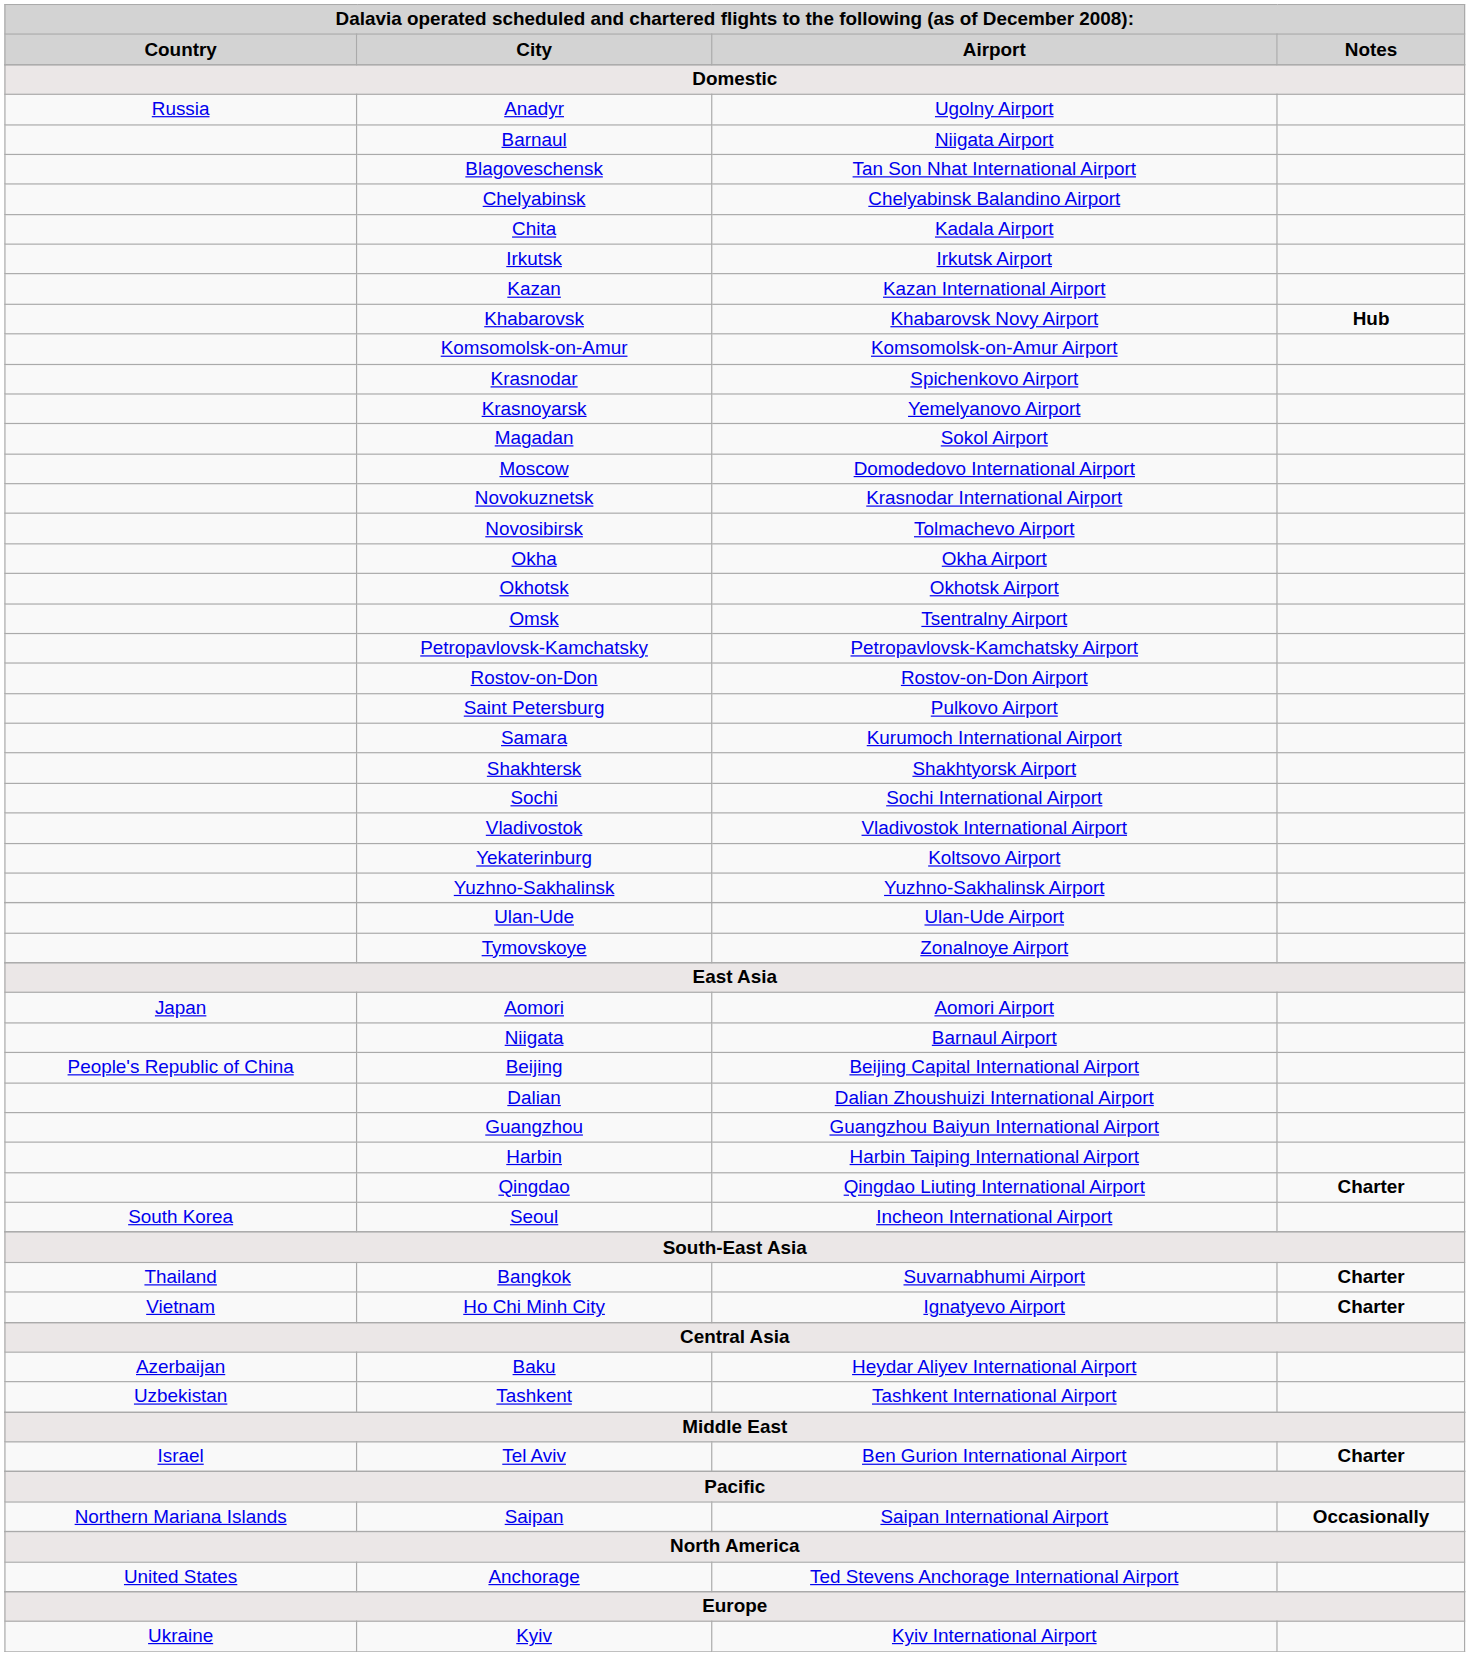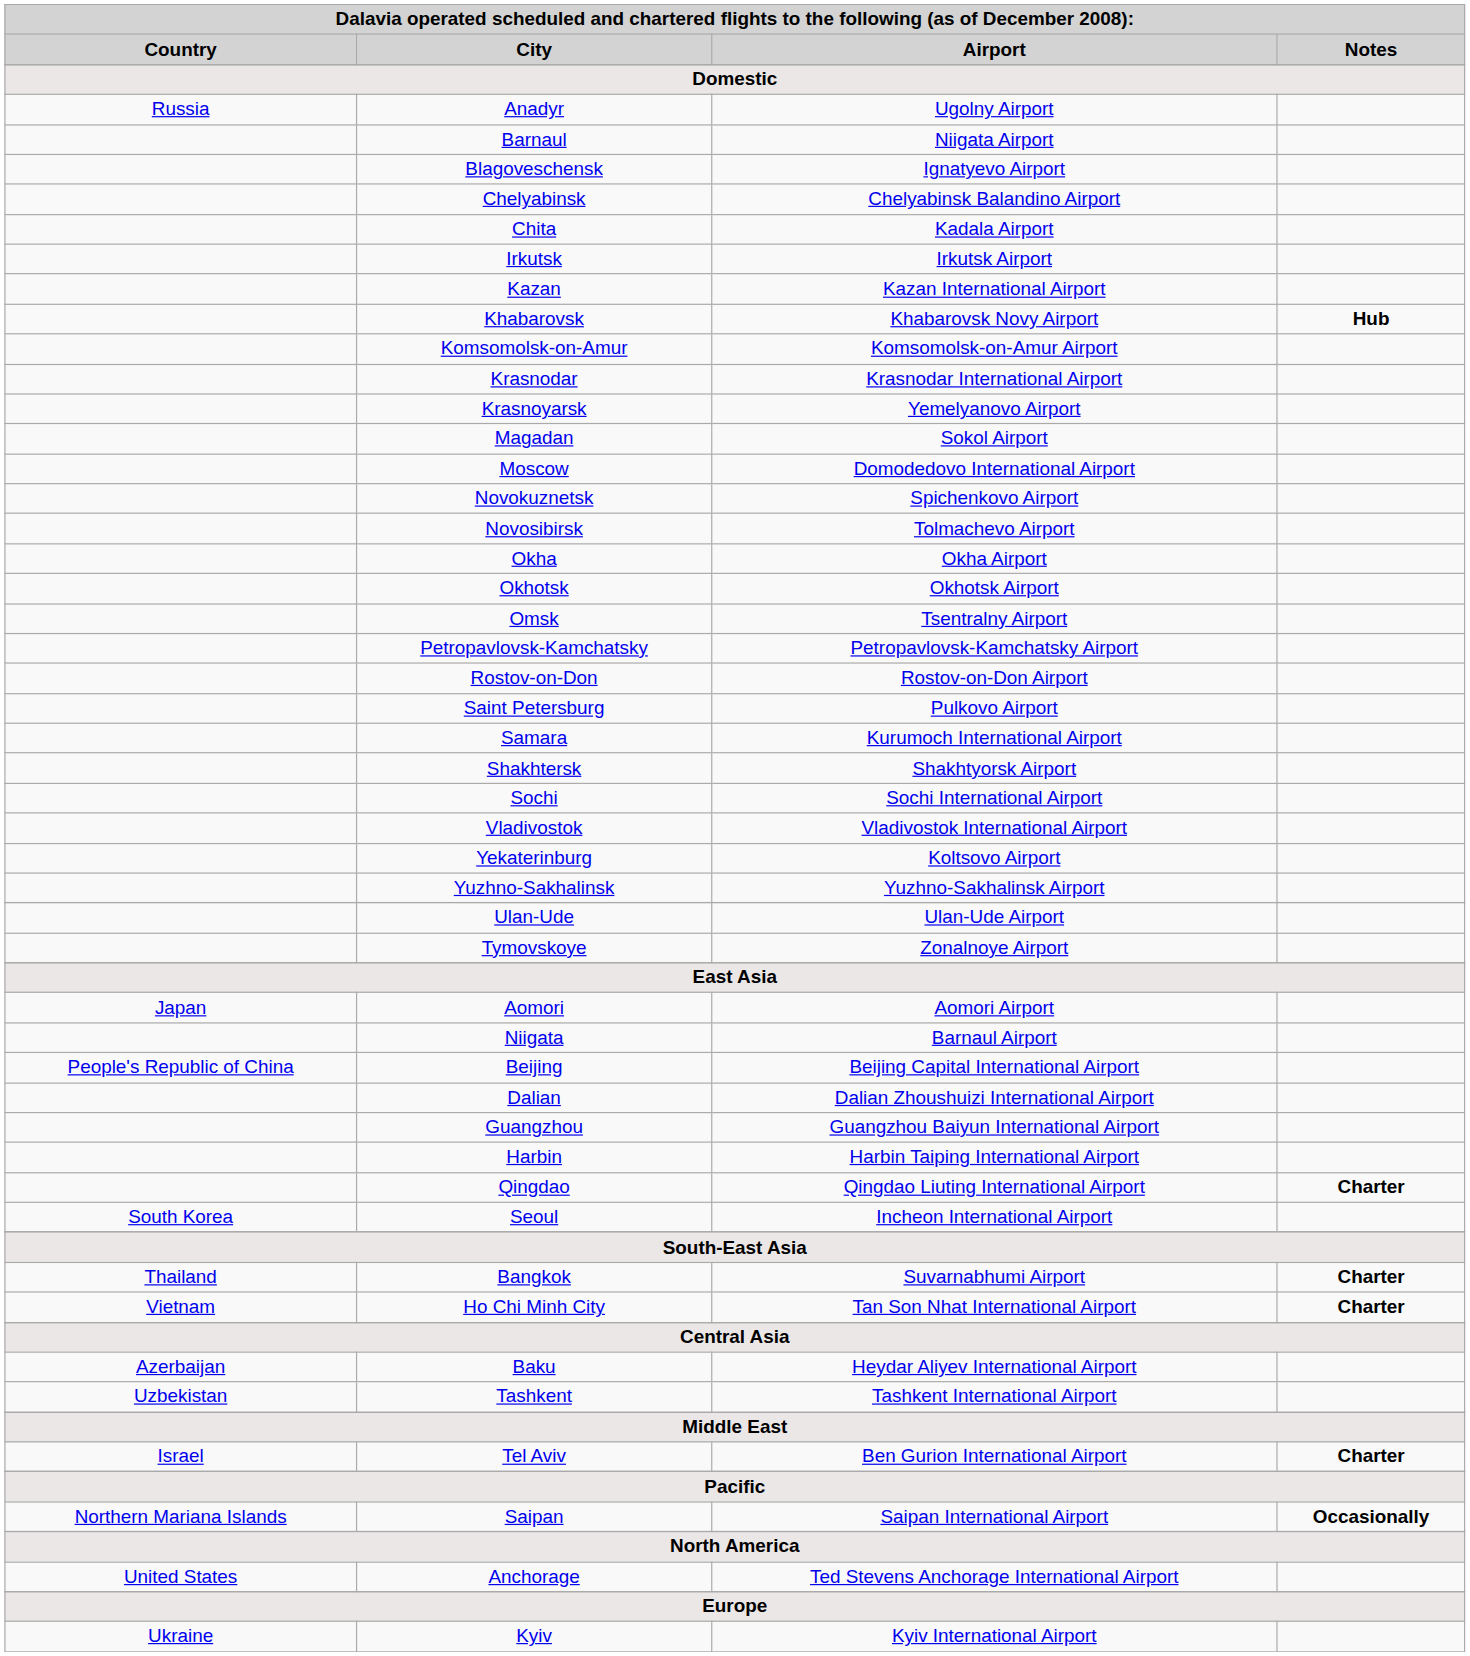(994, 169) Tan Son Nhat International Airport -> (994, 169) Ignatyevo Airport
(994, 378) Spichenkovo Airport -> (994, 378) Krasnodar International Airport
(994, 498) Krasnodar International Airport -> (994, 498) Spichenkovo Airport
(994, 1306) Ignatyevo Airport -> (994, 1306) Tan Son Nhat International Airport
